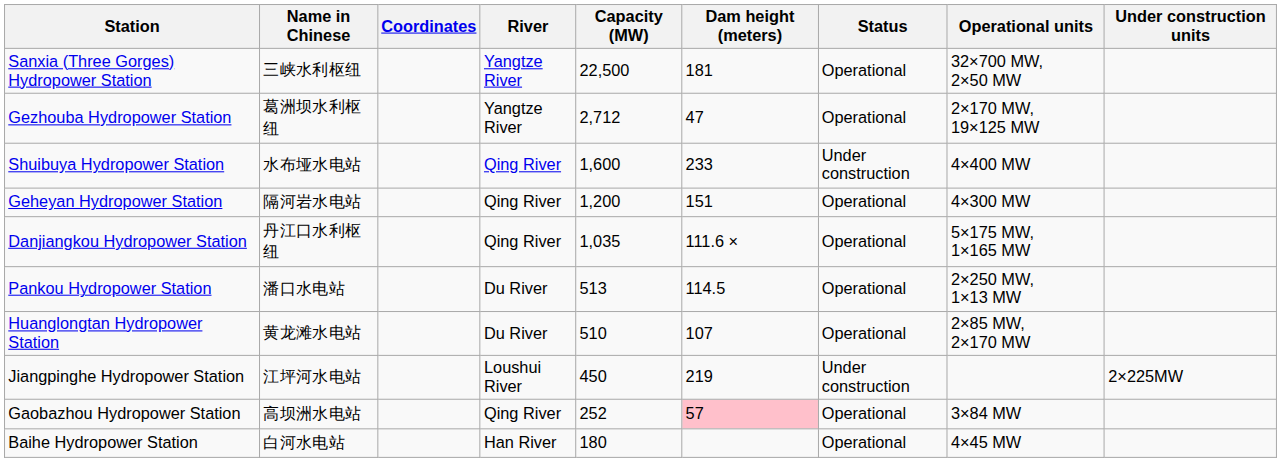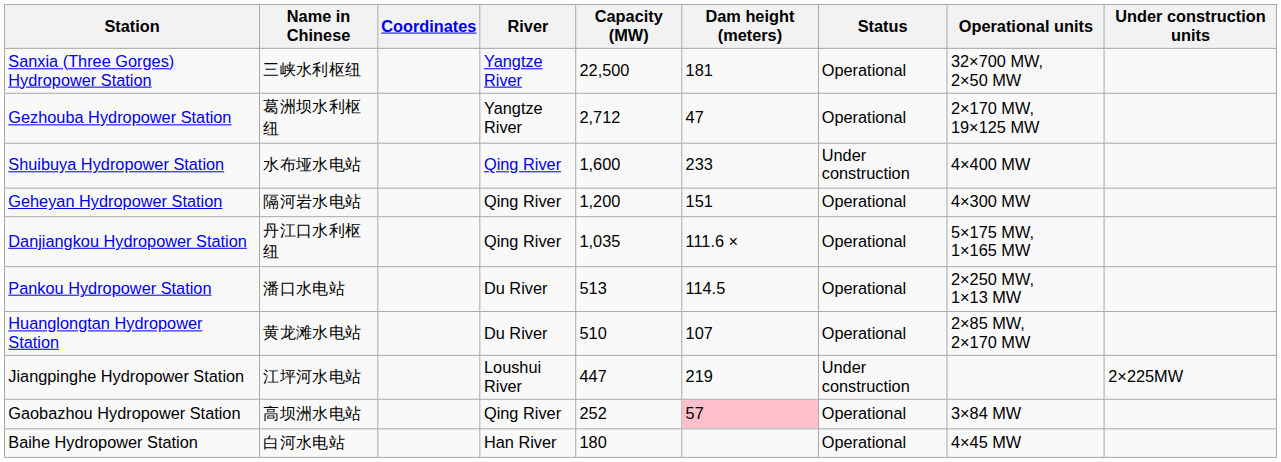(593, 377) 450 -> (593, 377) 447
